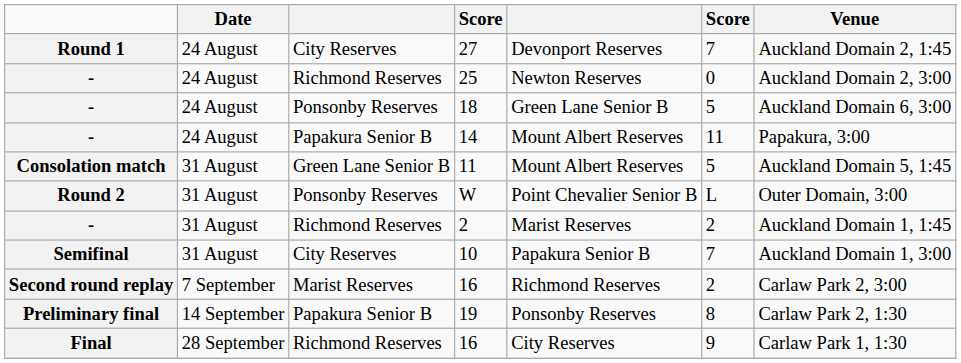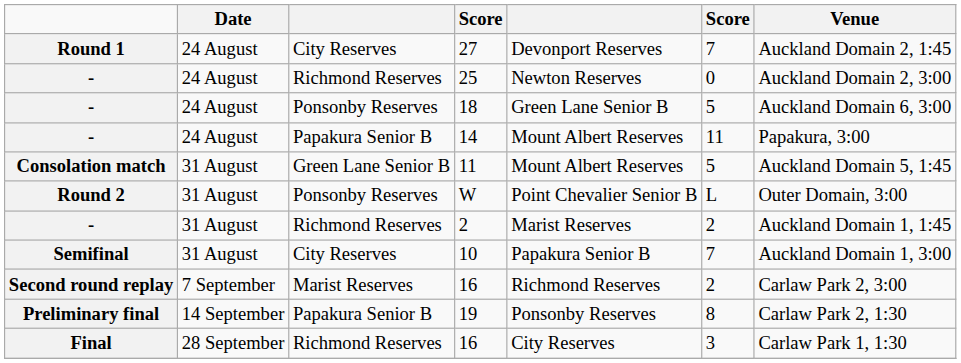(710, 343) 9 -> (710, 343) 3
